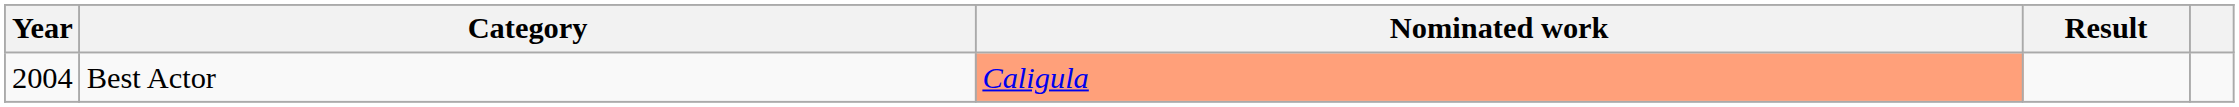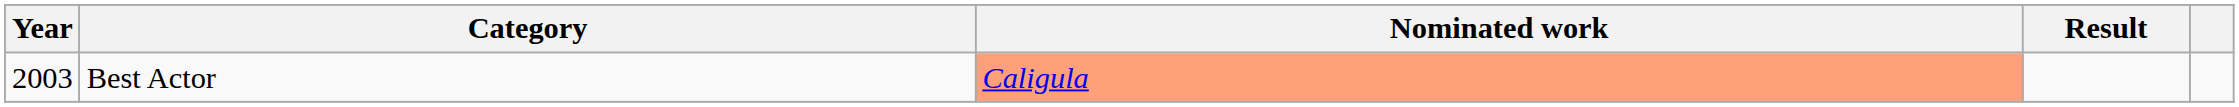(42, 76) 2004 -> (42, 76) 2003
